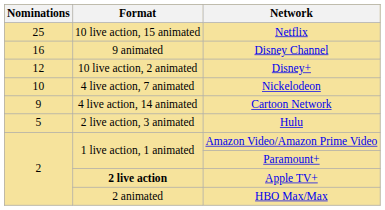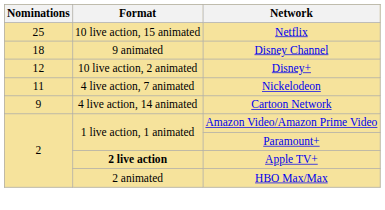(38, 50) 16 -> (38, 50) 18
(38, 86) 10 -> (38, 86) 11
- row: (291, 123)
